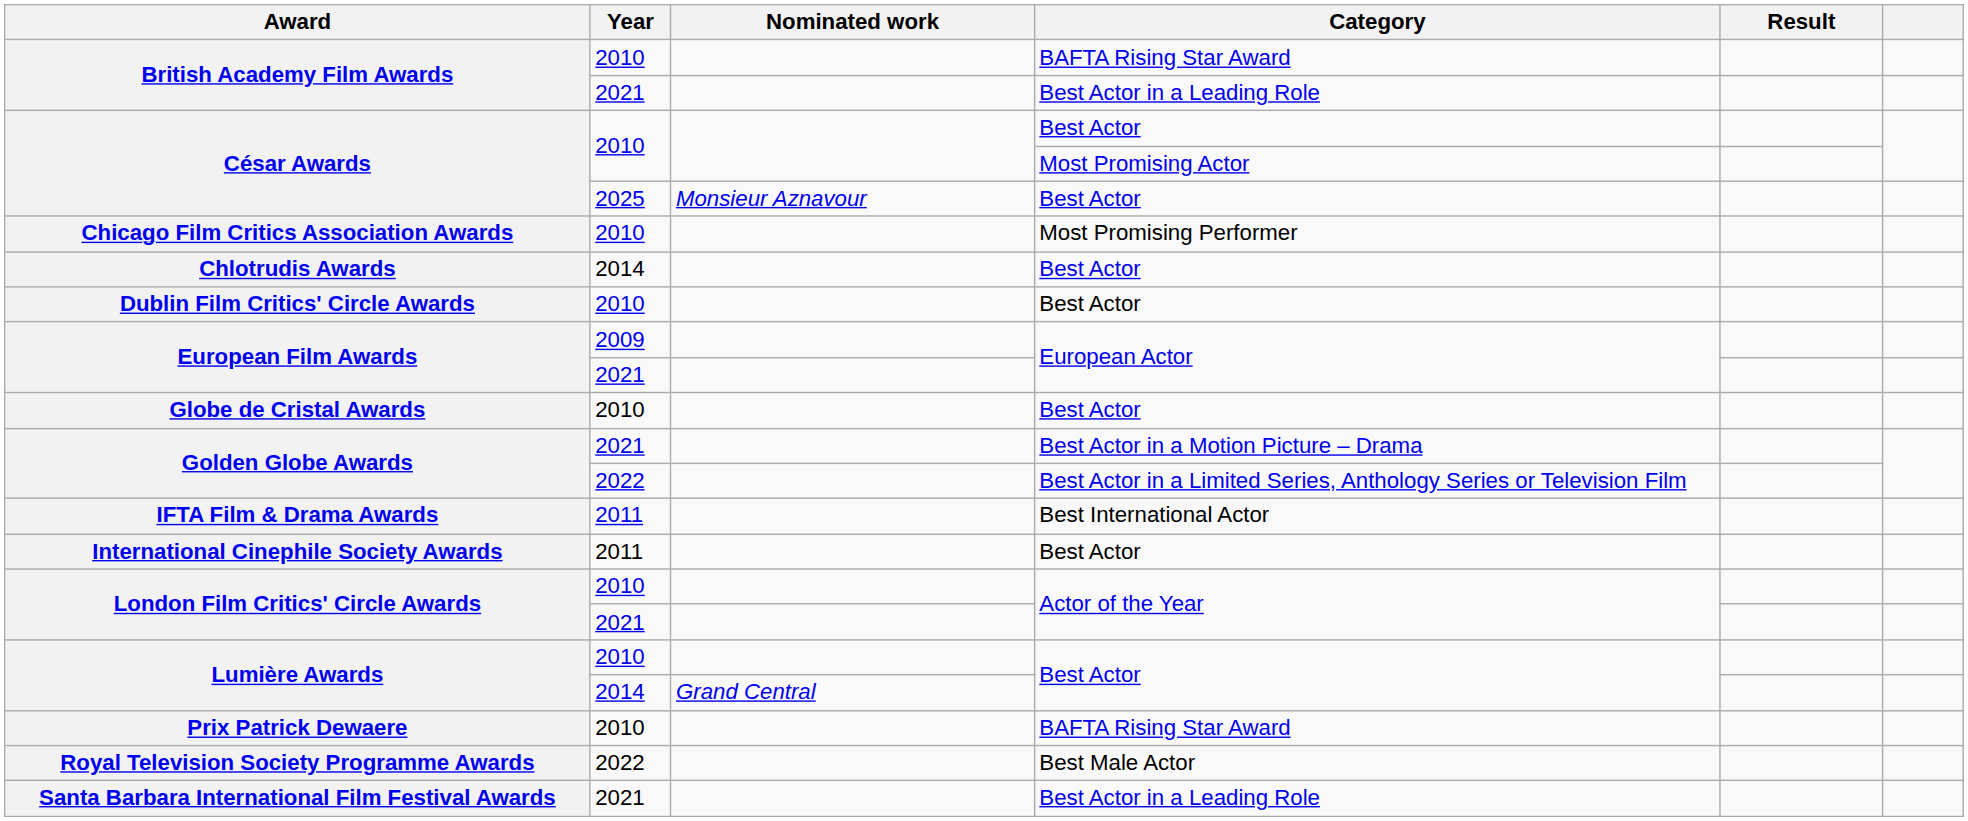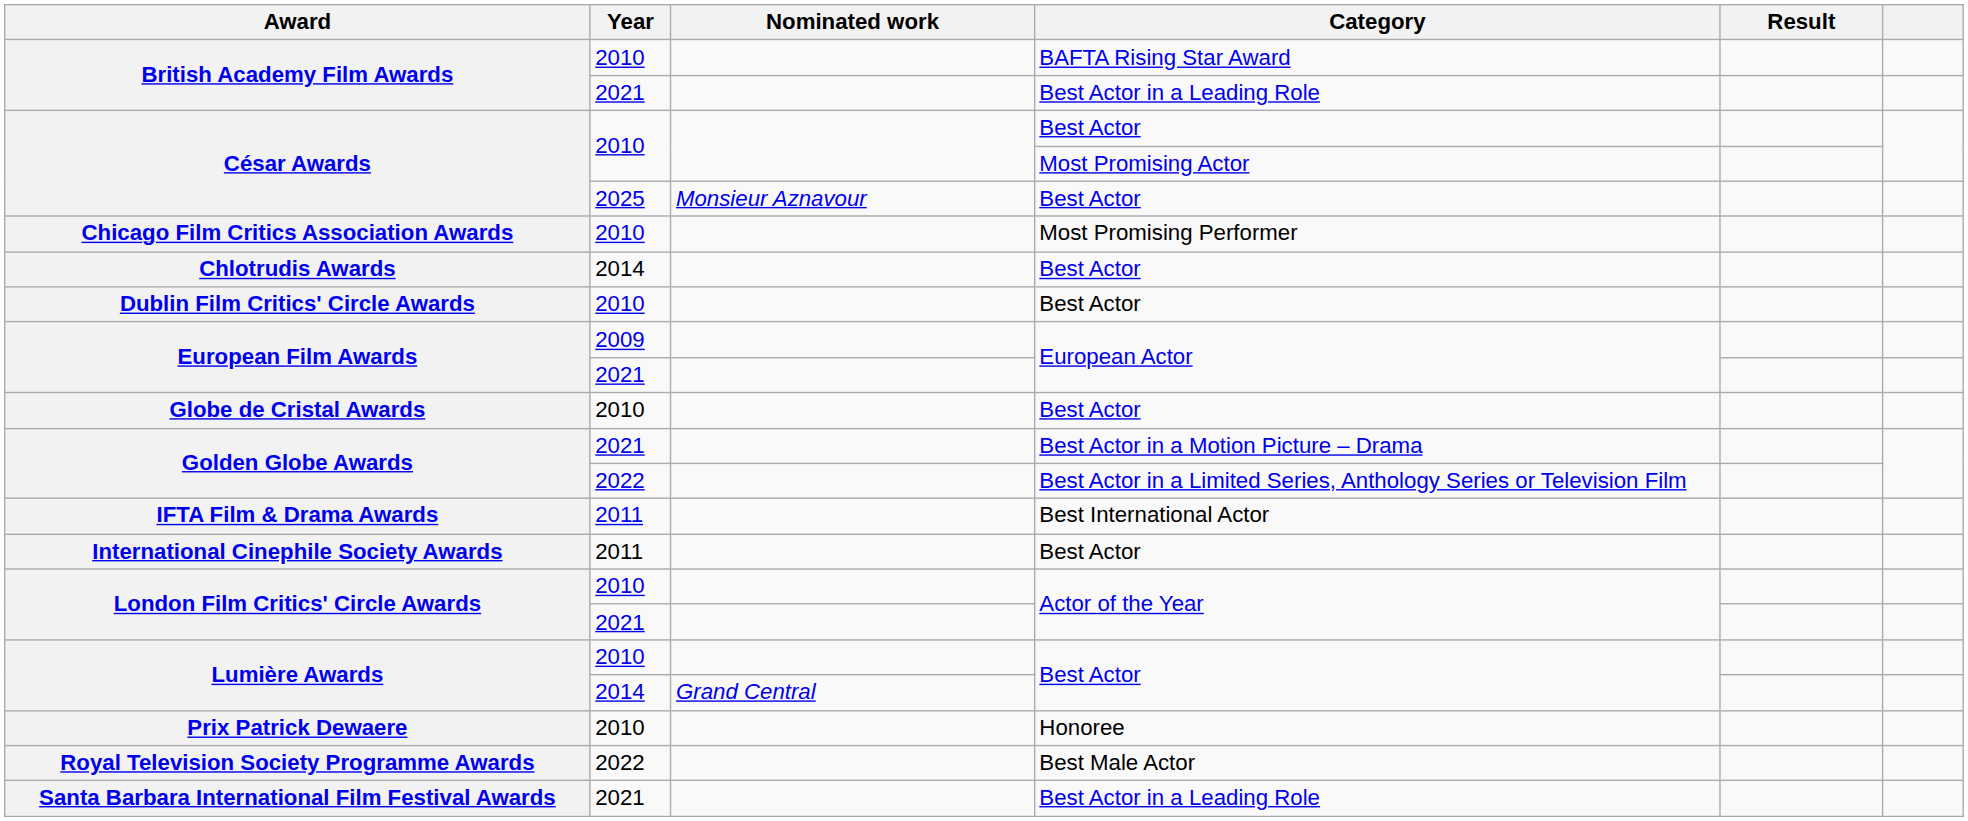(1165, 727) BAFTA Rising Star Award -> (1082, 727) Honoree
